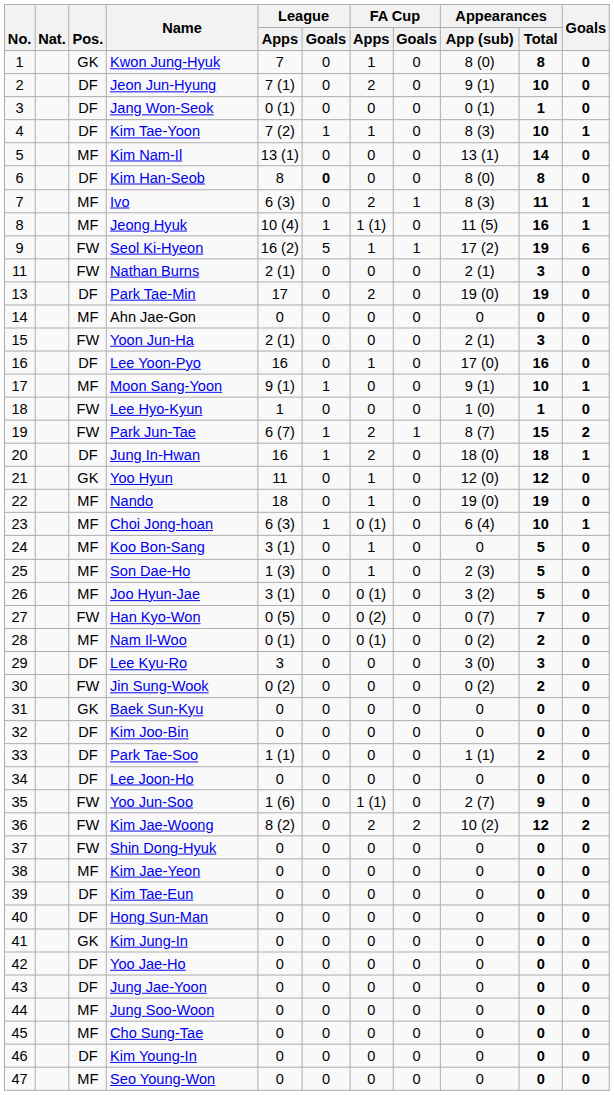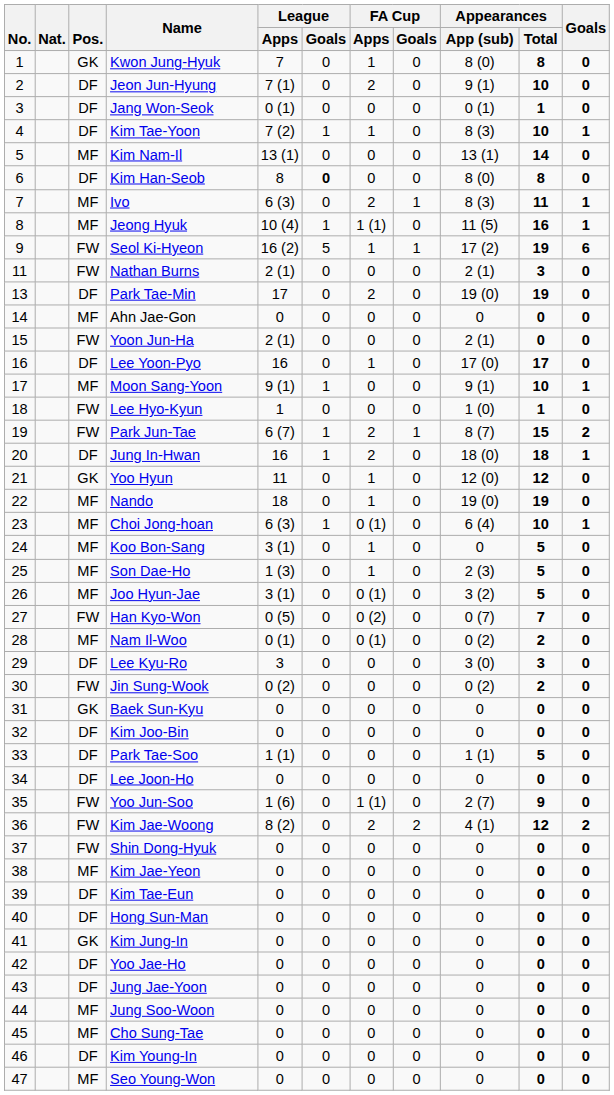(541, 340) 3 -> (541, 340) 0
(541, 363) 16 -> (541, 363) 17
(541, 755) 2 -> (541, 755) 5
(480, 825) 10 (2) -> (480, 825) 4 (1)
